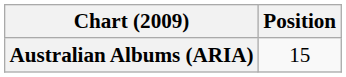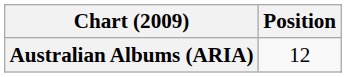(300, 54) 15 -> (300, 54) 12
